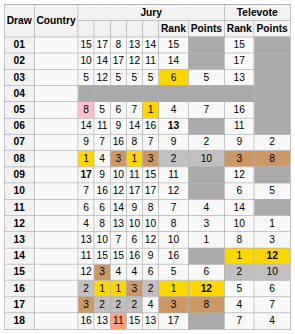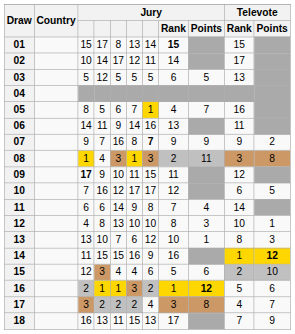(173, 45) normal -> (173, 45) bold
(173, 77) gold background -> (173, 77) no background
(86, 110) pink background -> (86, 110) no background
(173, 126) bold -> (173, 126) normal
(151, 142) normal -> (151, 142) bold
(206, 142) 2 -> (206, 142) 9
(206, 158) 10 -> (206, 158) 11
(118, 321) lightsalmon background -> (118, 321) no background
(272, 321) 4 -> (272, 321) 9
